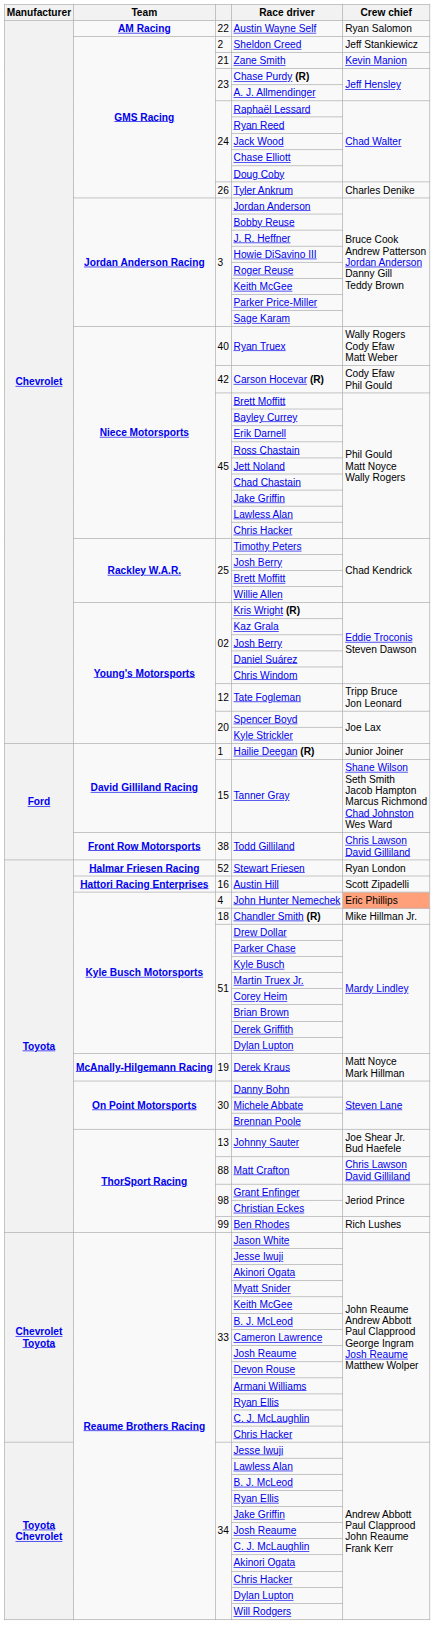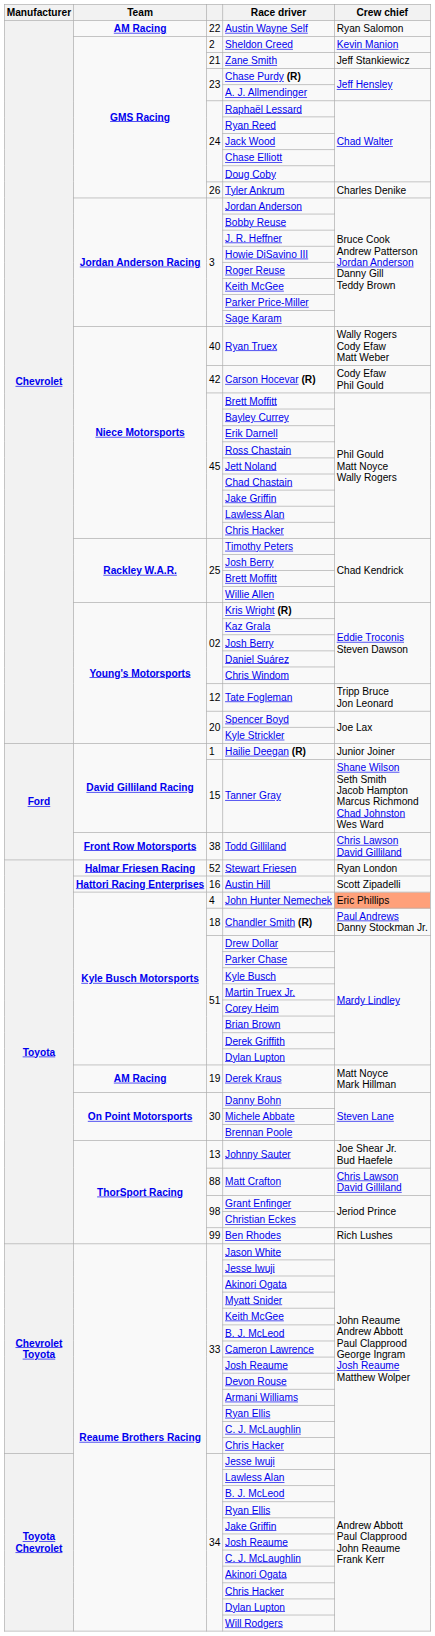(382, 45) Jeff Stankiewicz -> (368, 45) Kevin Manion
(376, 61) Kevin Manion -> (373, 61) Jeff Stankiewicz
(381, 916) Mike Hillman Jr. -> (382, 922) Paul Andrews Danny Stockman Jr.
(144, 1067) McAnally-Hilgemann Racing -> (140, 1079) AM Racing
